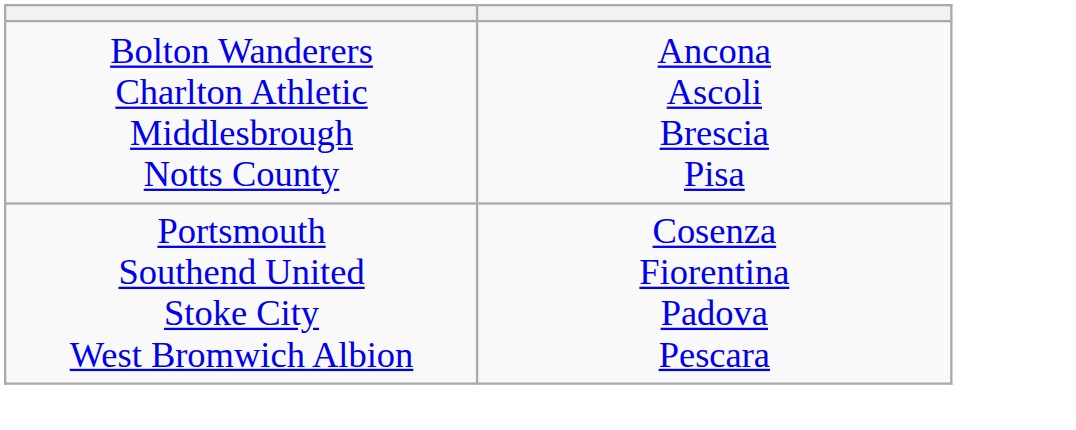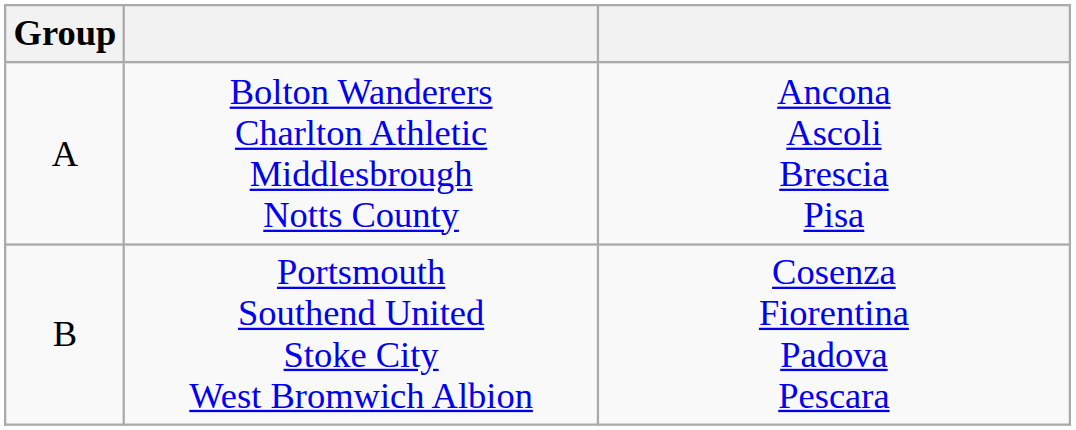+ column: (65, 33)
